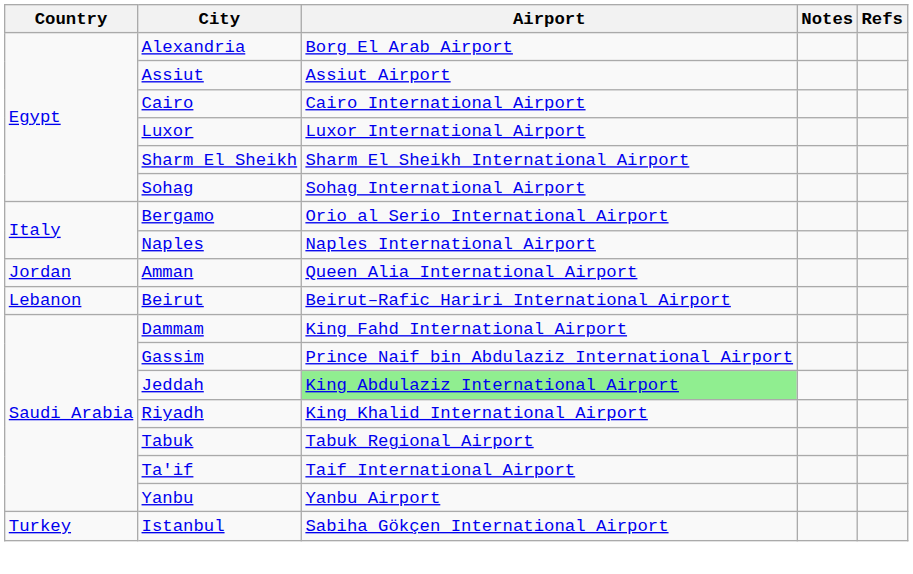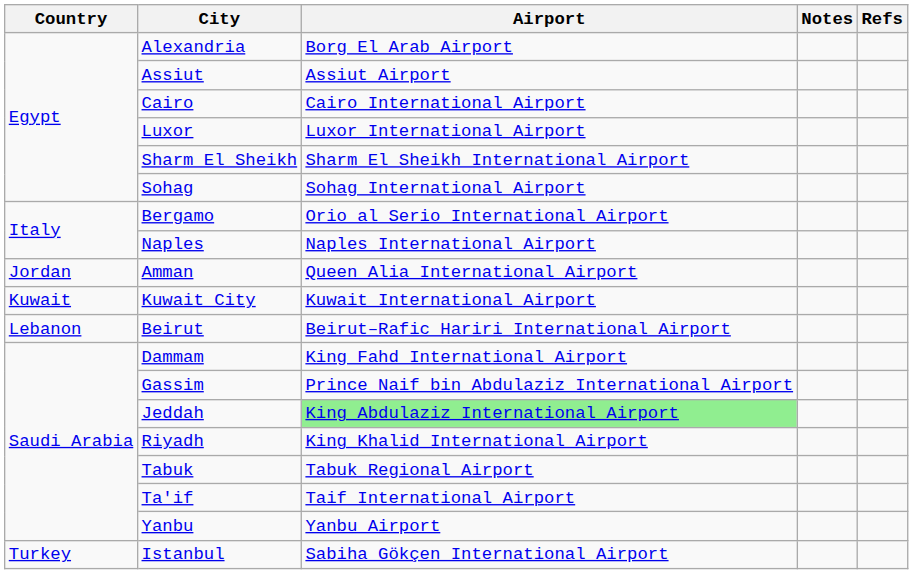+ row: (199, 301)
